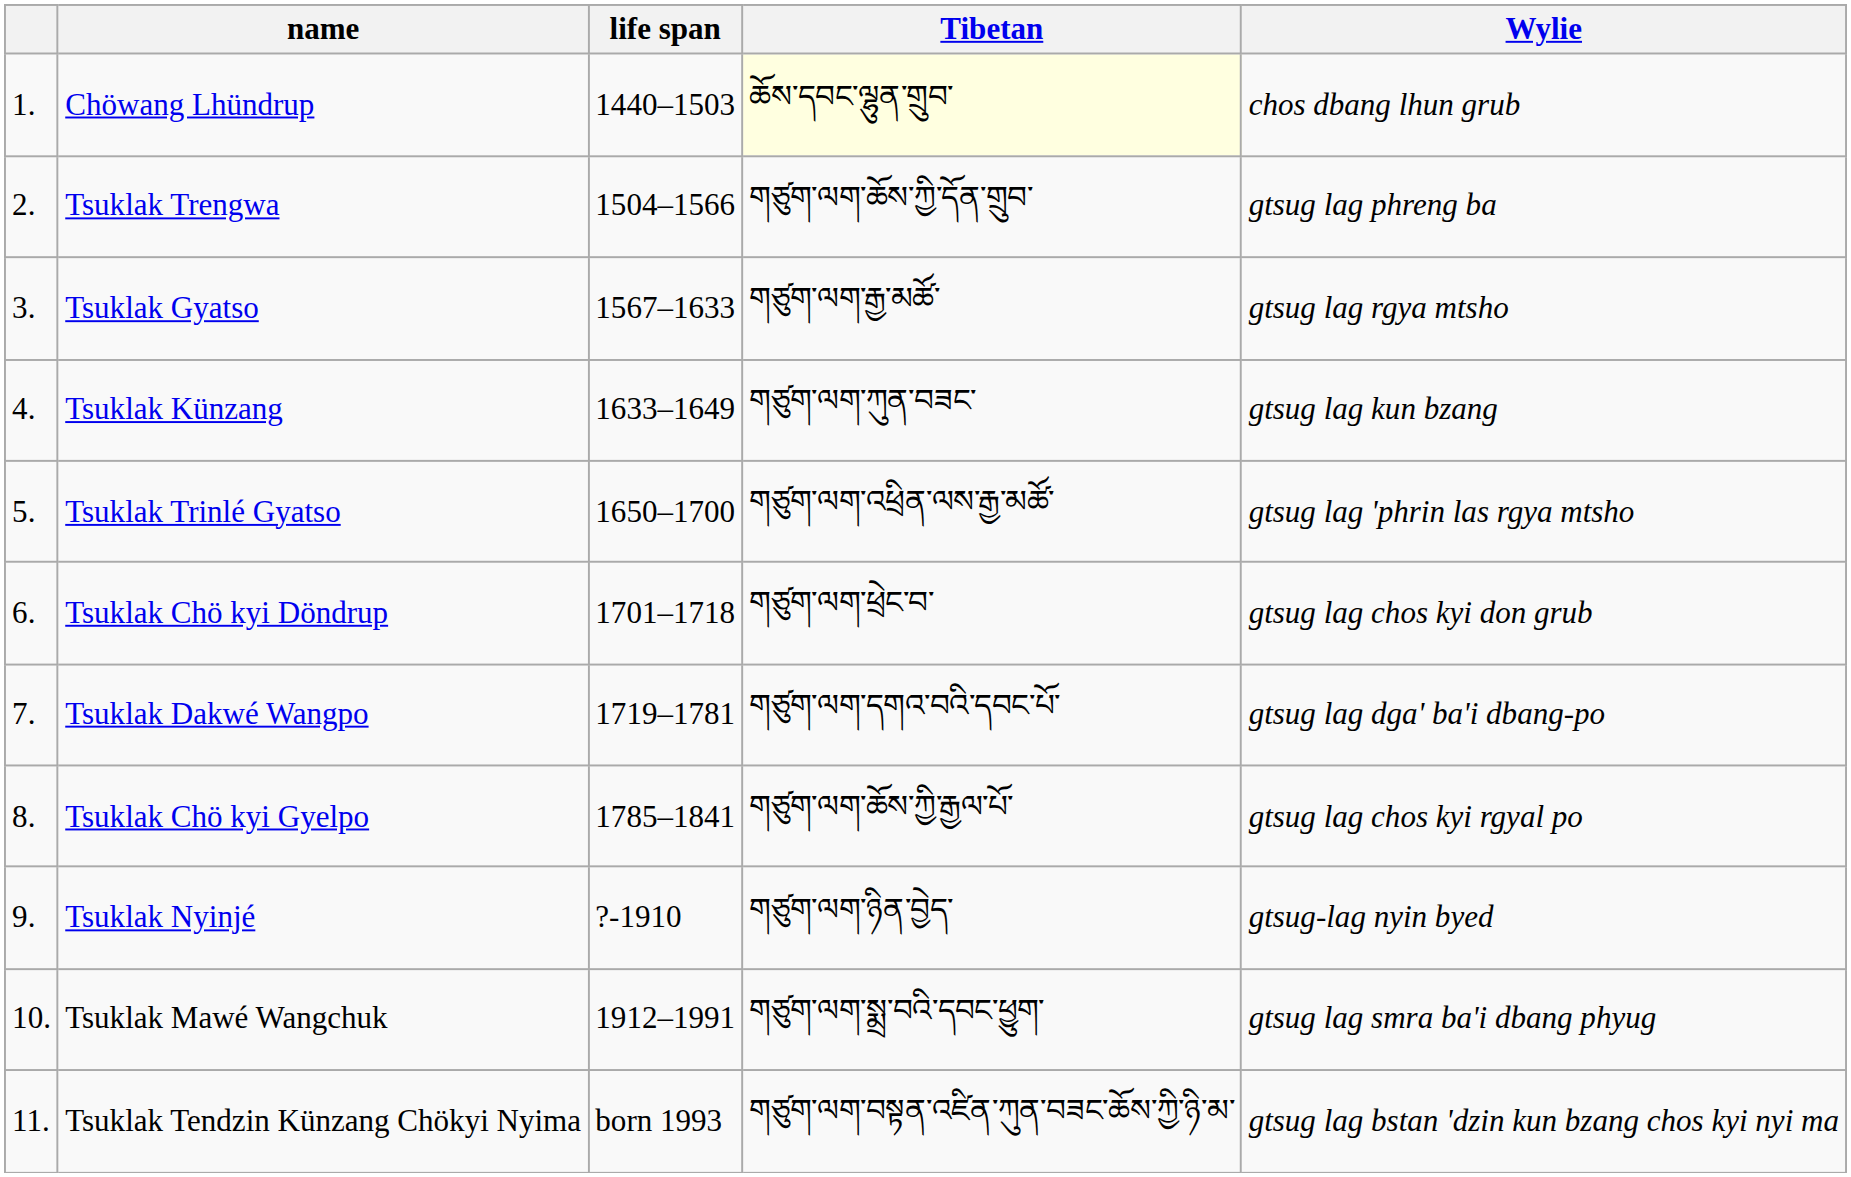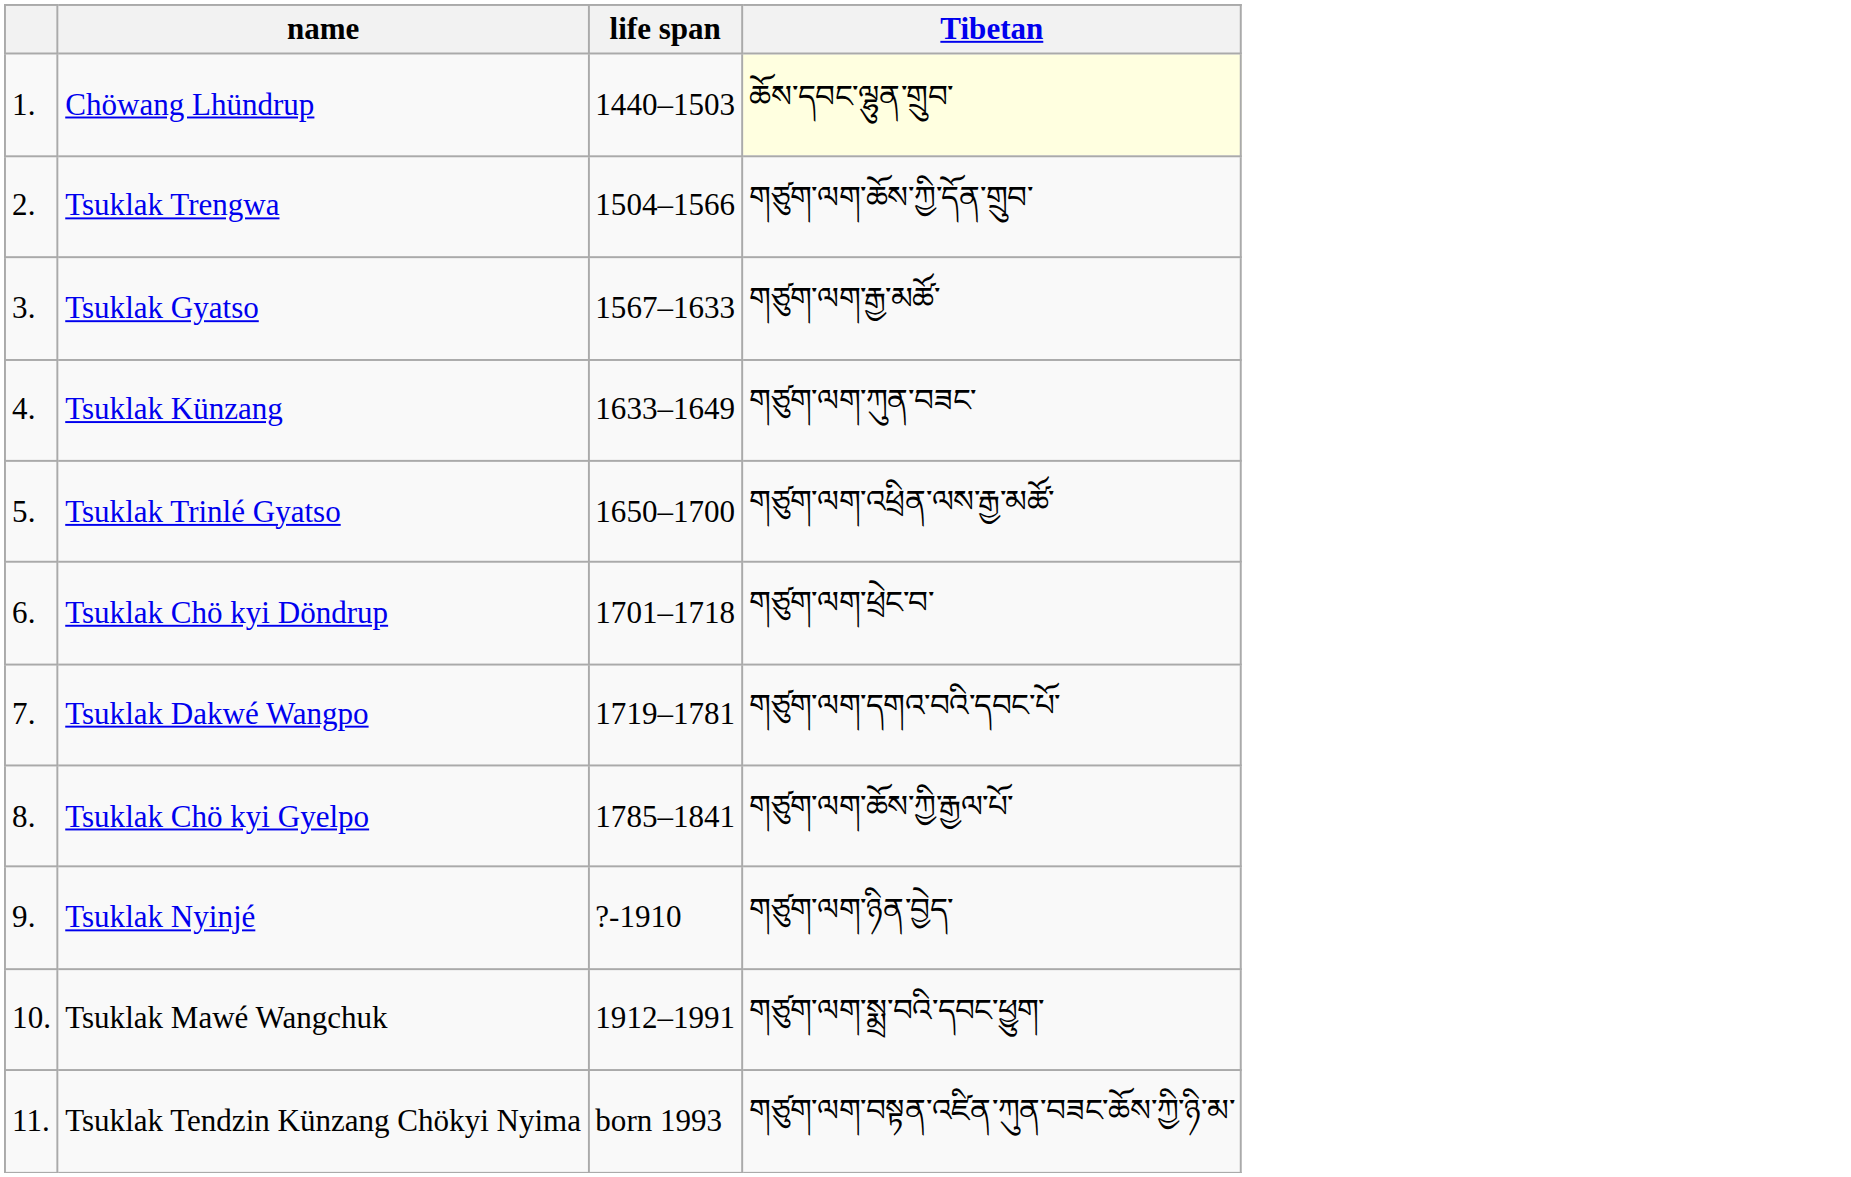- column: (1544, 29)
